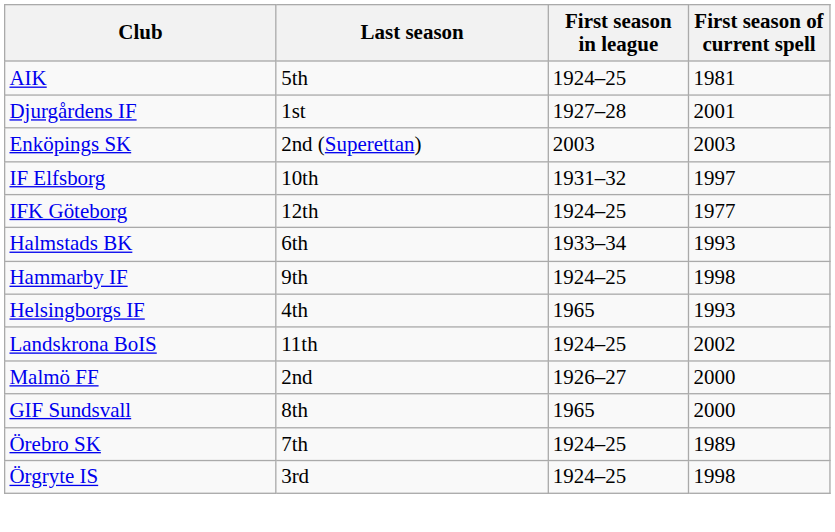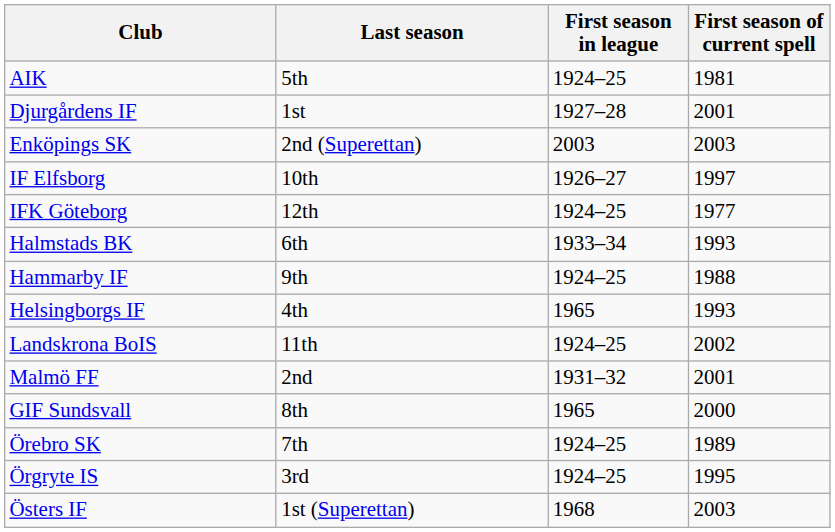(589, 177) 1931–32 -> (589, 177) 1926–27
(714, 277) 1998 -> (714, 277) 1988
(589, 377) 1926–27 -> (589, 377) 1931–32
(714, 377) 2000 -> (714, 377) 2001
(714, 476) 1998 -> (714, 476) 1995
+ row: (48, 510)
